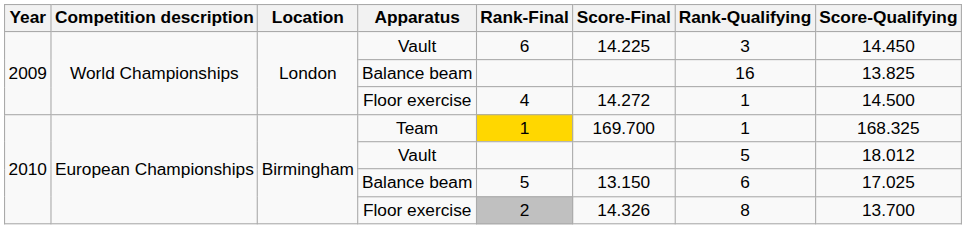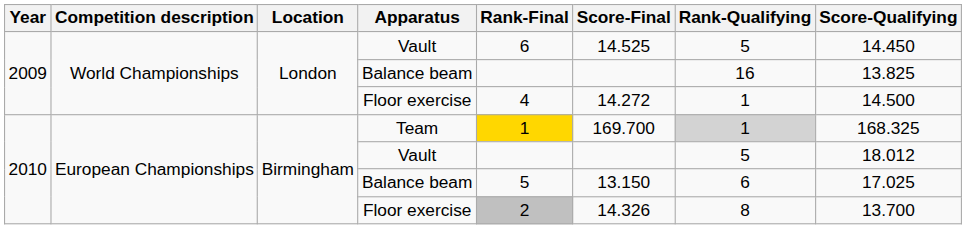(624, 45) 14.225 -> (624, 45) 14.525
(745, 45) 3 -> (745, 45) 5
(745, 127) no background -> (745, 127) lightgrey background
